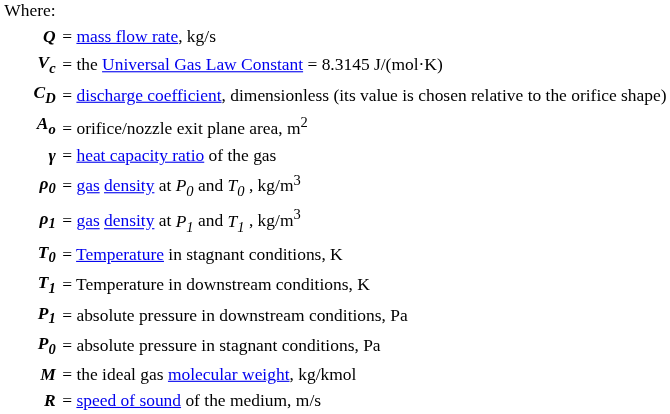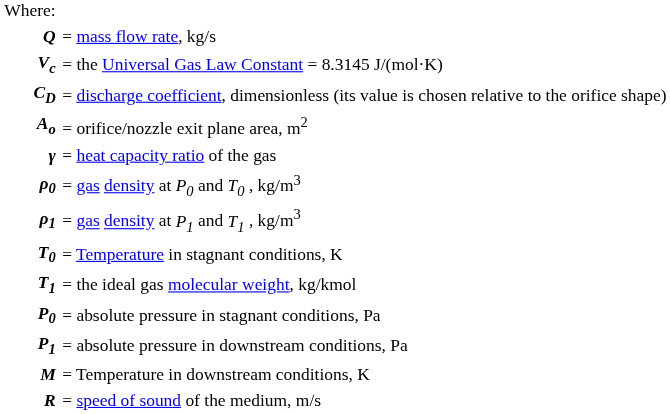(216, 284) = Temperature in downstream conditions, K -> (216, 284) = the ideal gas molecular weight, kg/kmol
rows swapped: (47, 346) <-> (47, 315)
(216, 374) = the ideal gas molecular weight, kg/kmol -> (216, 374) = Temperature in downstream conditions, K
